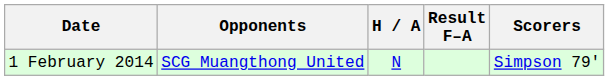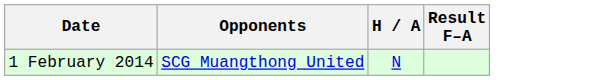- column: (547, 27)
